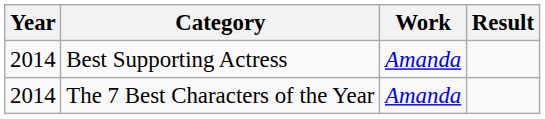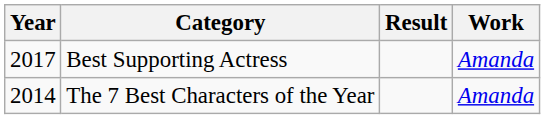columns swapped: (423, 22) <-> (503, 22)
(33, 58) 2014 -> (33, 58) 2017
